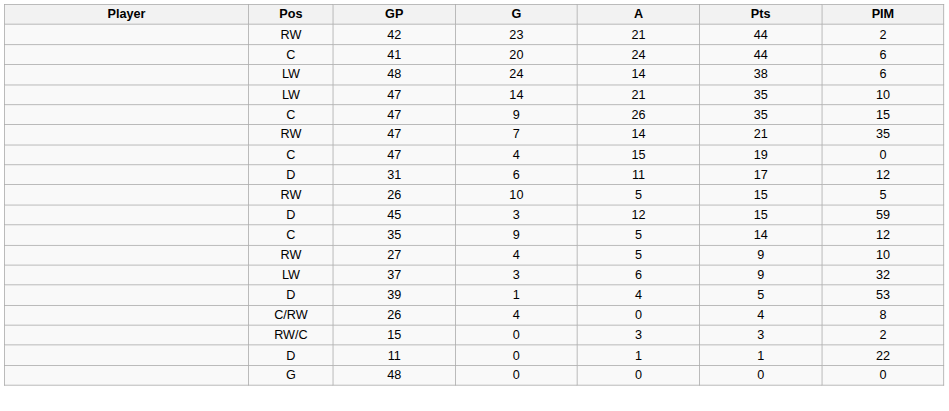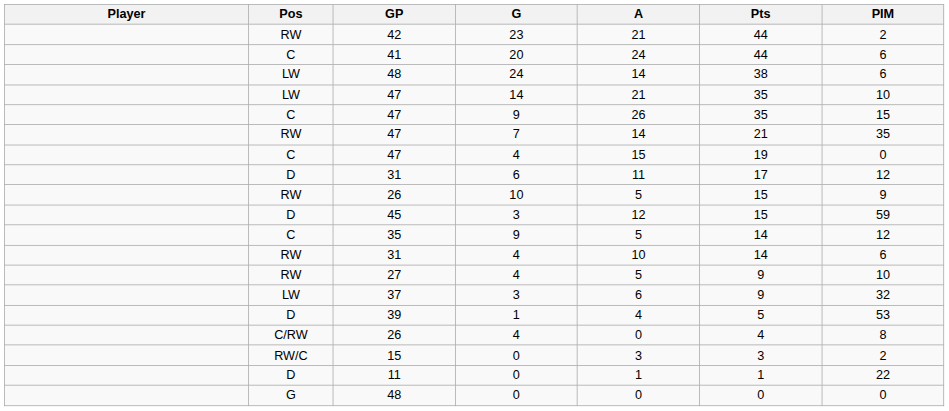(883, 194) 5 -> (883, 194) 9
+ row: (394, 255)
